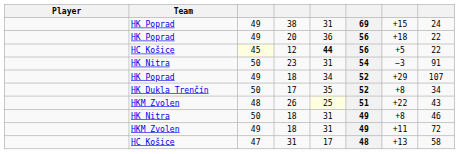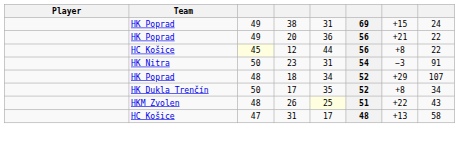(400, 37) +18 -> (400, 37) +21
(328, 50) bold -> (328, 50) normal
(400, 50) +5 -> (400, 50) +8
(256, 77) 49 -> (256, 77) 48
- row: (150, 116)
- row: (155, 129)
